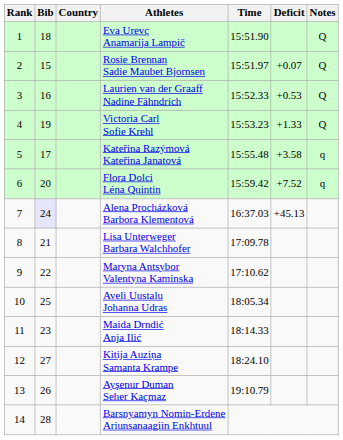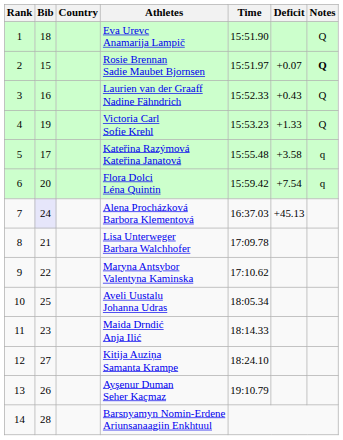(323, 65) normal -> (323, 65) bold
(289, 95) +0.53 -> (289, 95) +0.43
(289, 183) +7.52 -> (289, 183) +7.54
